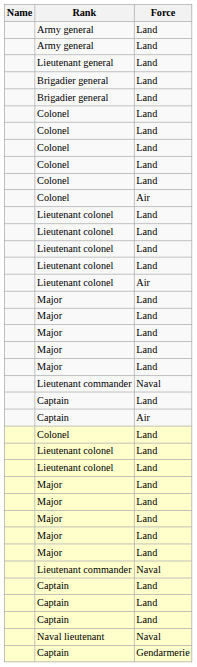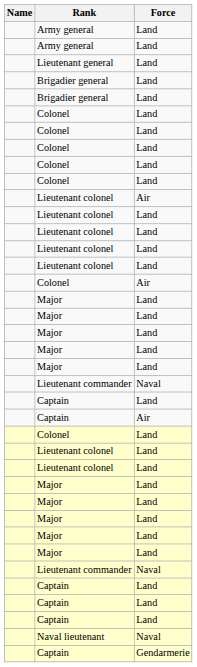rows swapped: (53, 198) <-> (75, 283)
